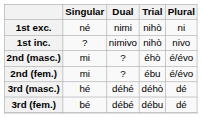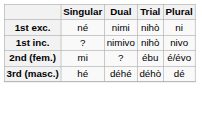- row: (34, 58)
- row: (34, 105)
